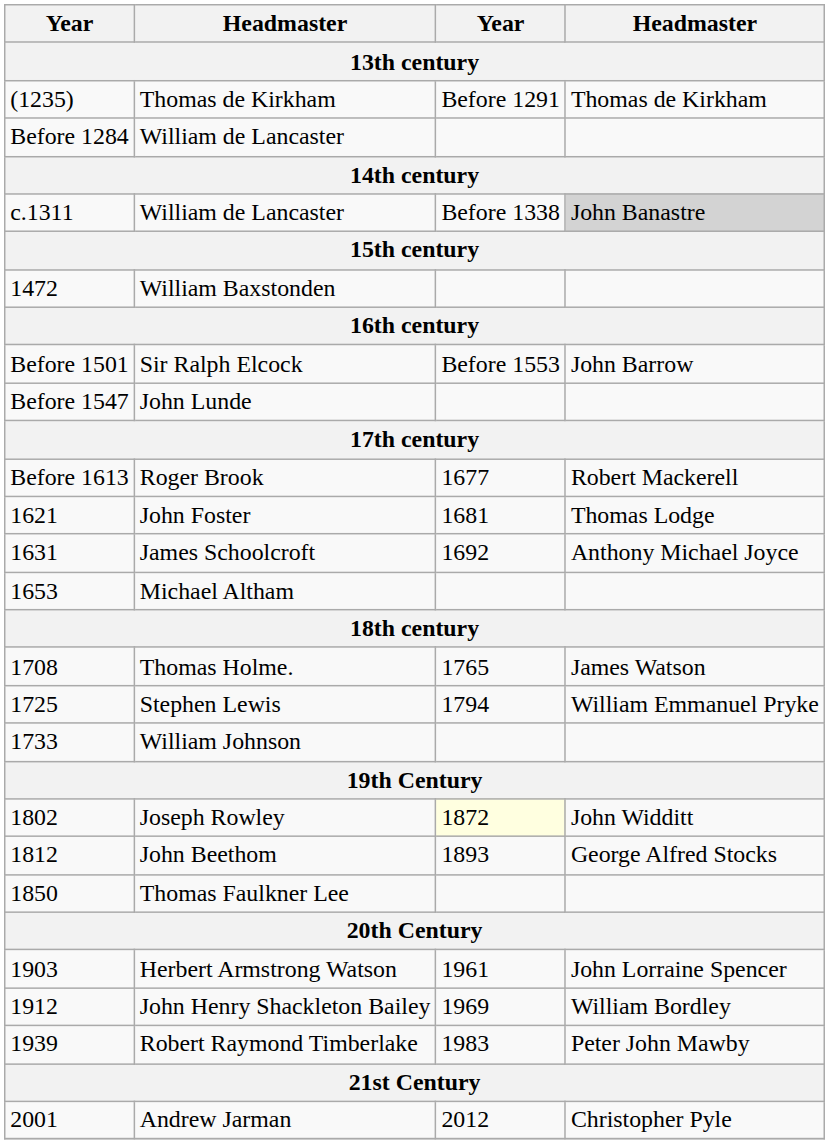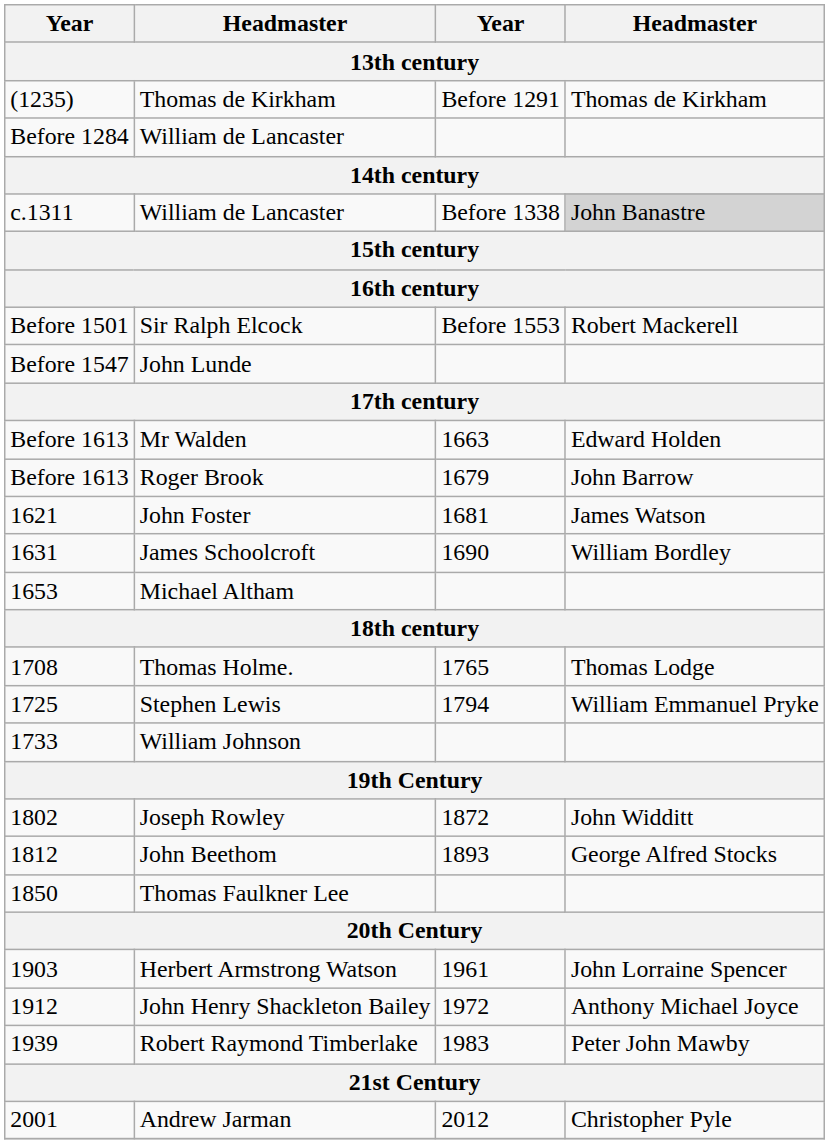- row: (34, 288)
(632, 363) John Barrow -> (655, 325) Robert Mackerell
+ row: (69, 439)
(465, 477) 1677 -> (465, 477) 1679
(655, 477) Robert Mackerell -> (632, 477) John Barrow
(643, 514) Thomas Lodge -> (638, 514) James Watson
(465, 552) 1692 -> (465, 552) 1690
(685, 552) Anthony Michael Joyce -> (651, 552) William Bordley
(638, 666) James Watson -> (643, 666) Thomas Lodge
(465, 817) lightyellow background -> (465, 817) no background
(465, 1006) 1969 -> (465, 1006) 1972
(651, 1006) William Bordley -> (685, 1006) Anthony Michael Joyce
